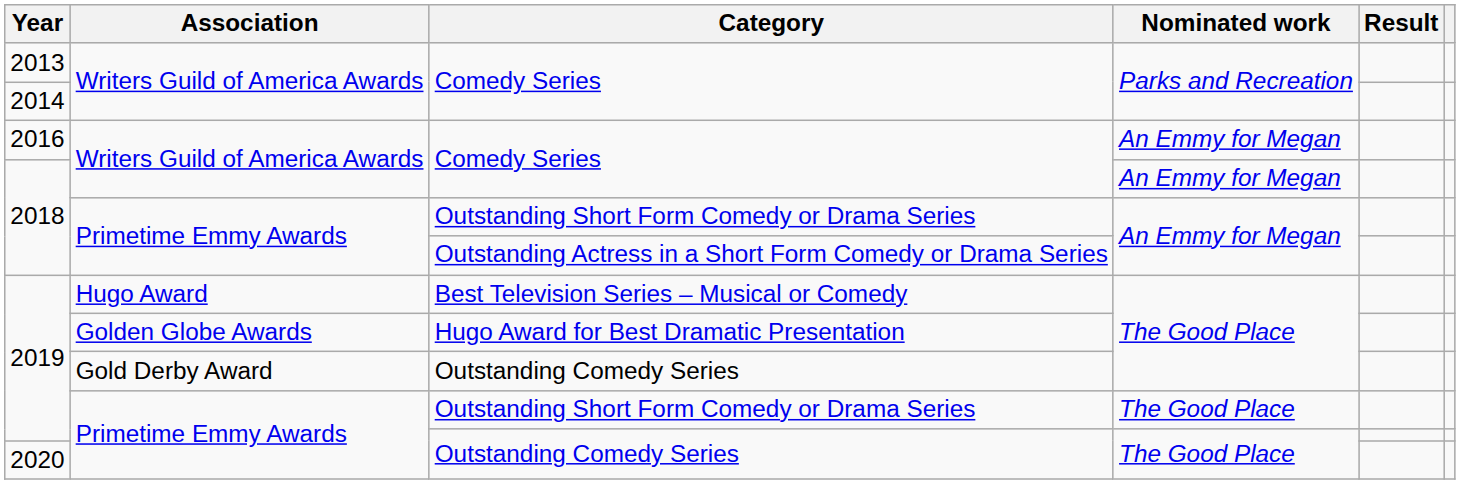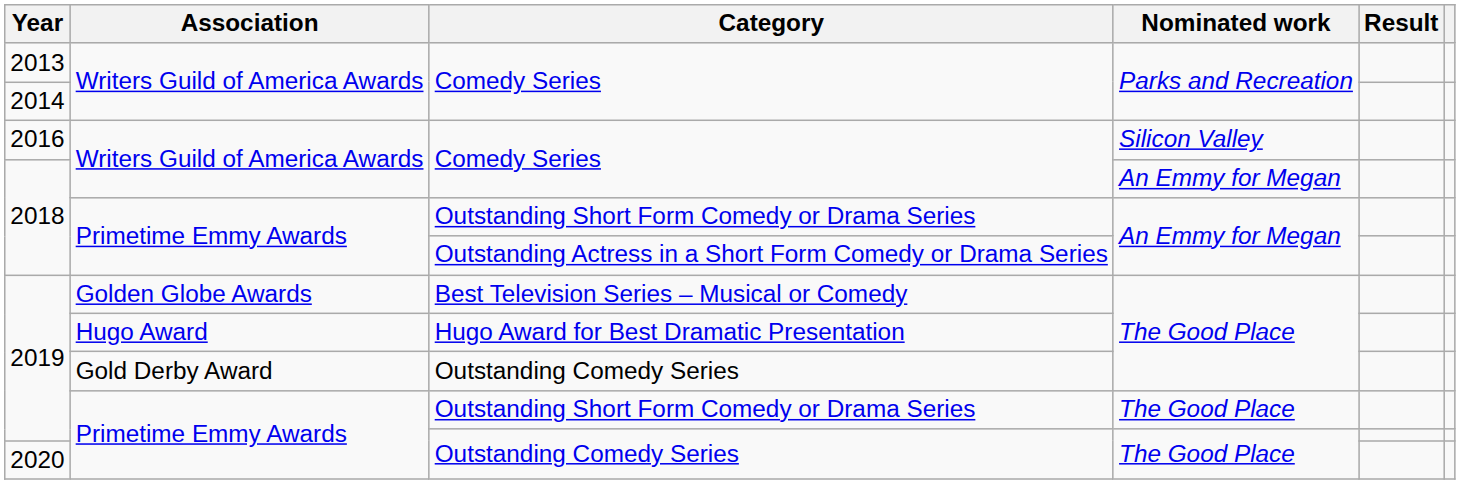(1230, 139) An Emmy for Megan -> (1191, 139) Silicon Valley
(142, 293) Hugo Award -> (194, 293) Golden Globe Awards
(194, 332) Golden Globe Awards -> (142, 332) Hugo Award
